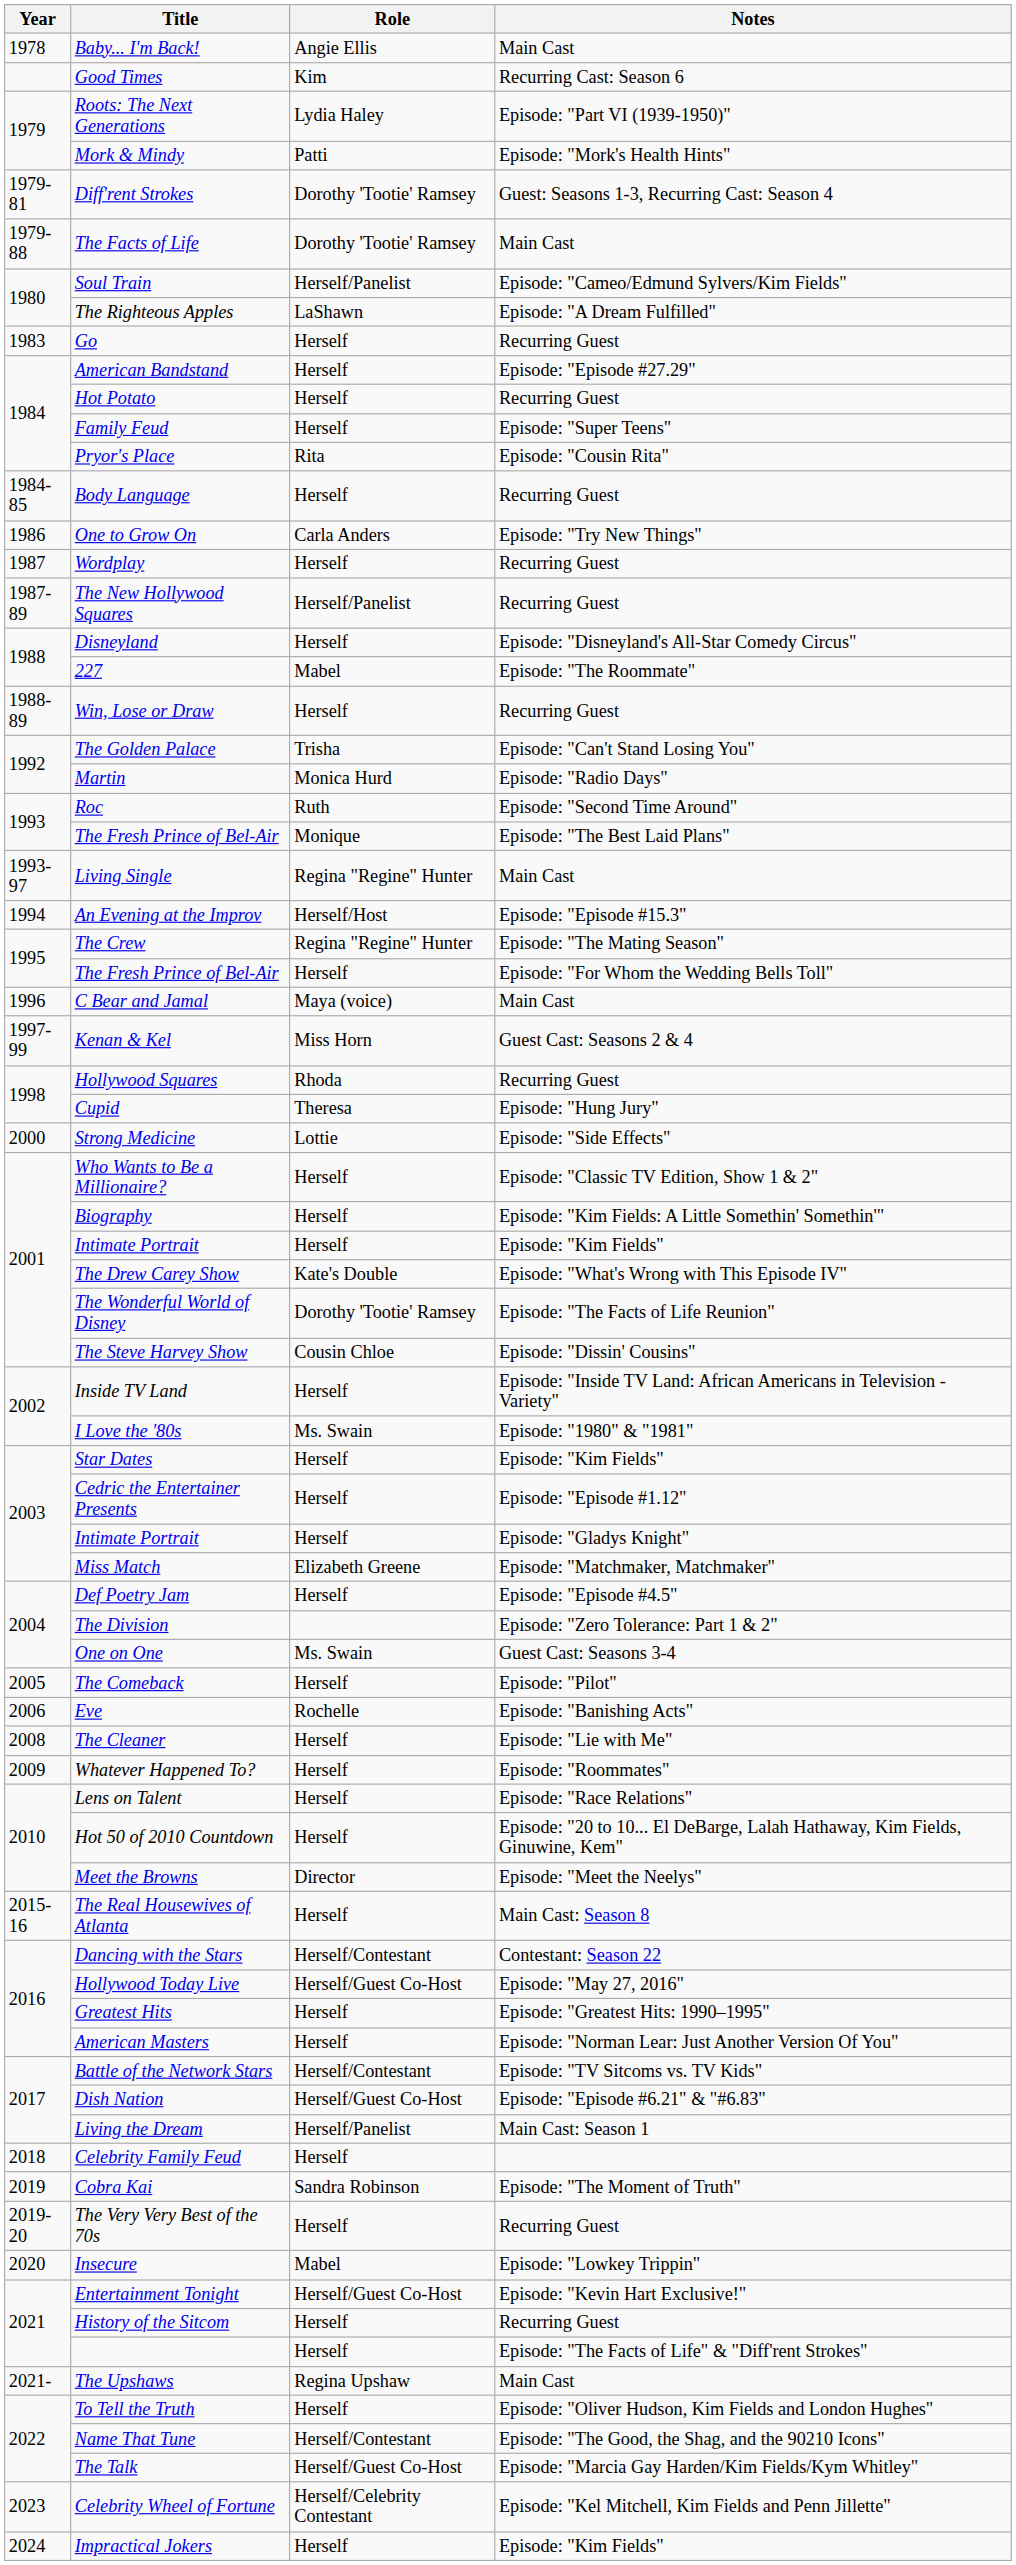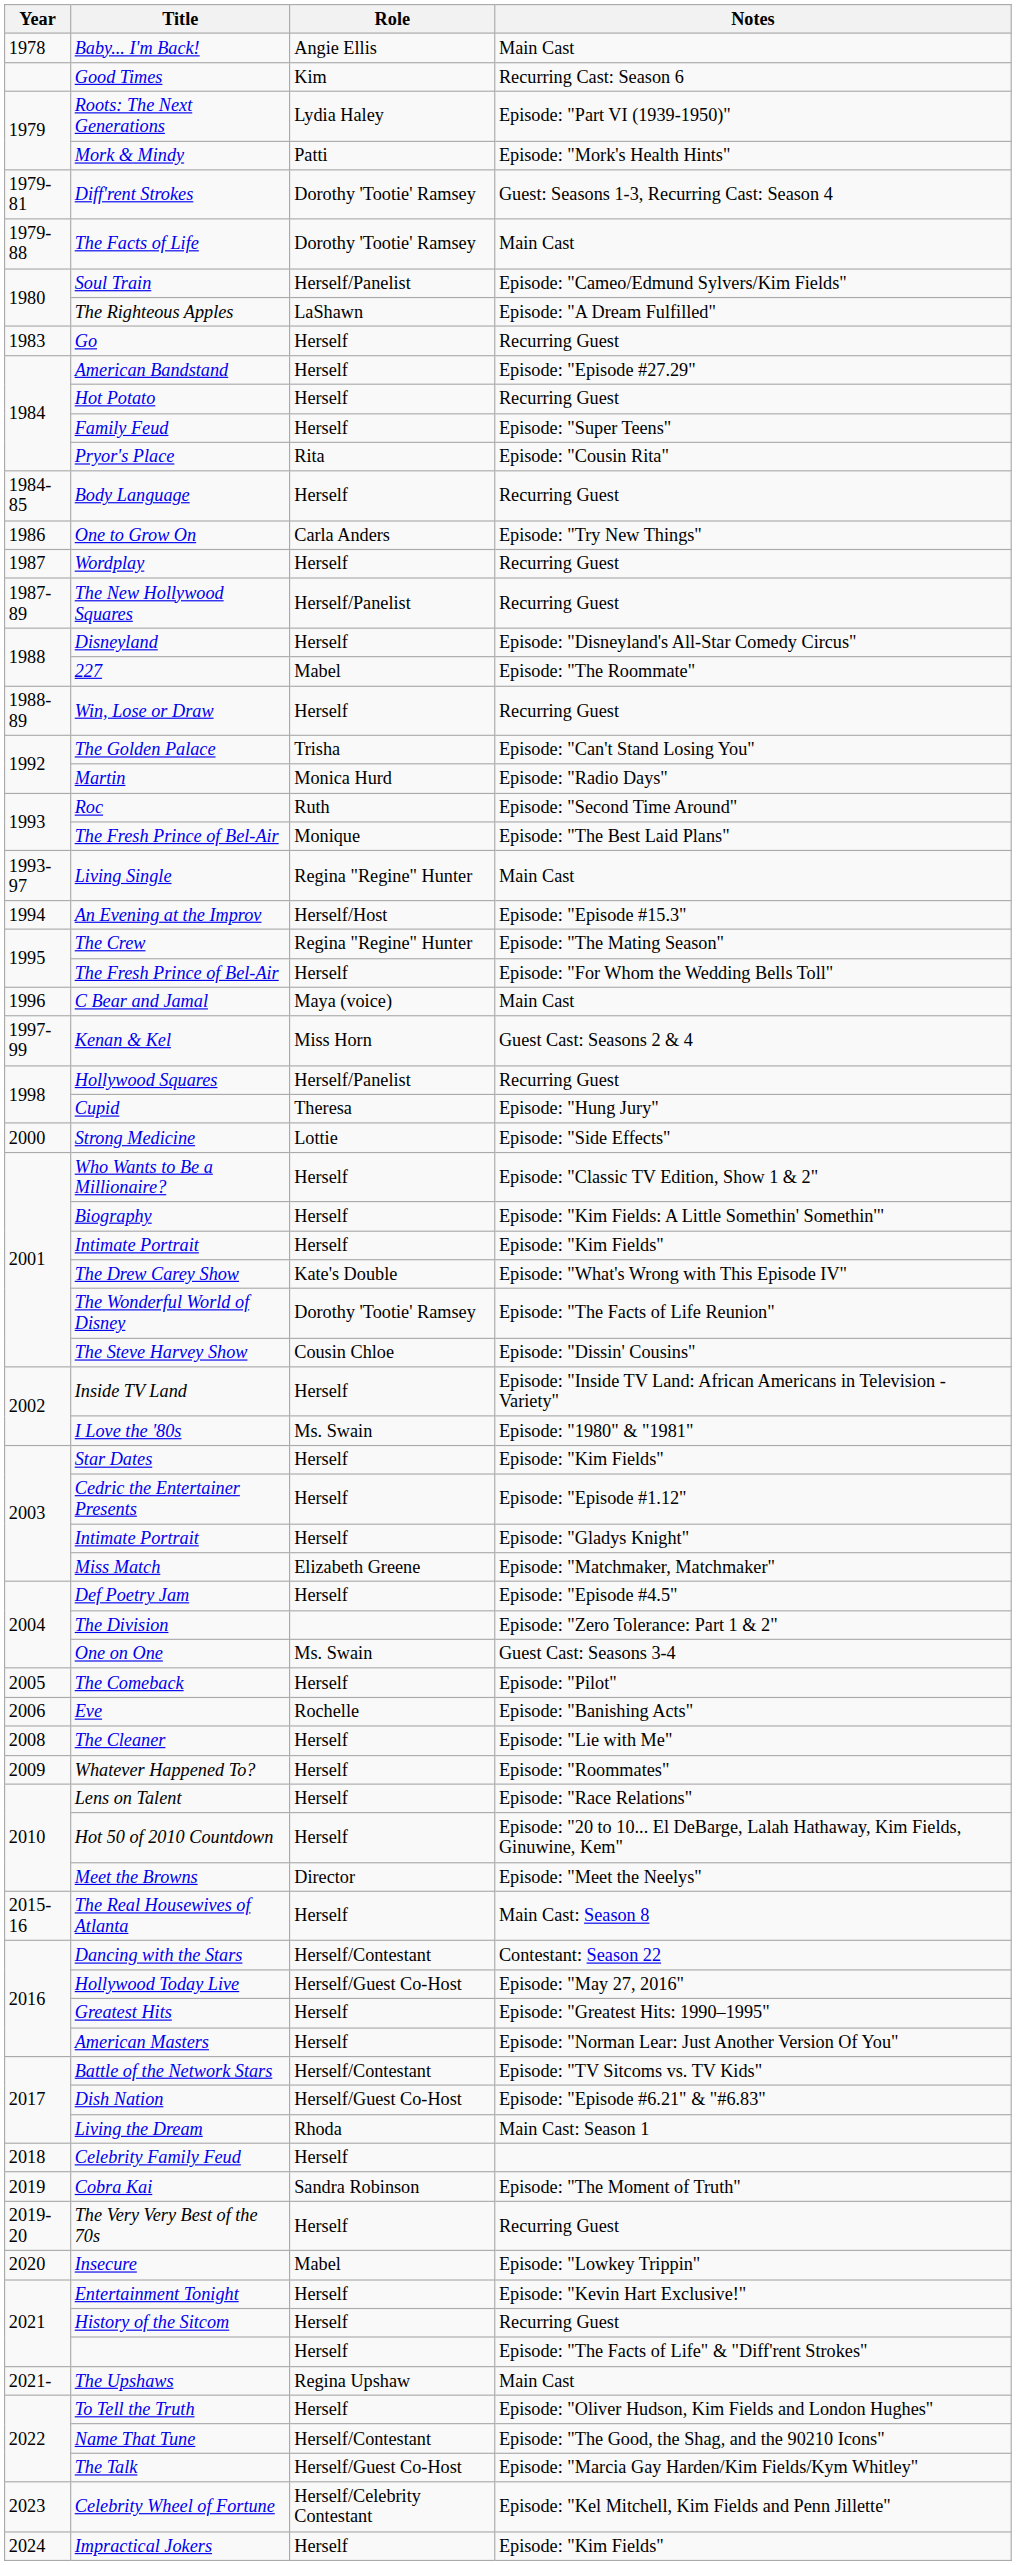(318, 1079) Rhoda -> (352, 1079) Herself/Panelist
(352, 2128) Herself/Panelist -> (318, 2128) Rhoda
(378, 2293) Herself/Guest Co-Host -> (321, 2293) Herself
